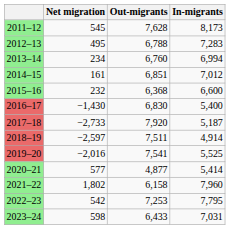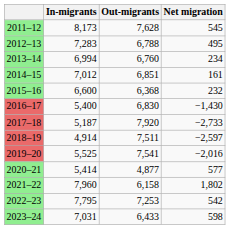columns swapped: (197, 12) <-> (76, 12)
